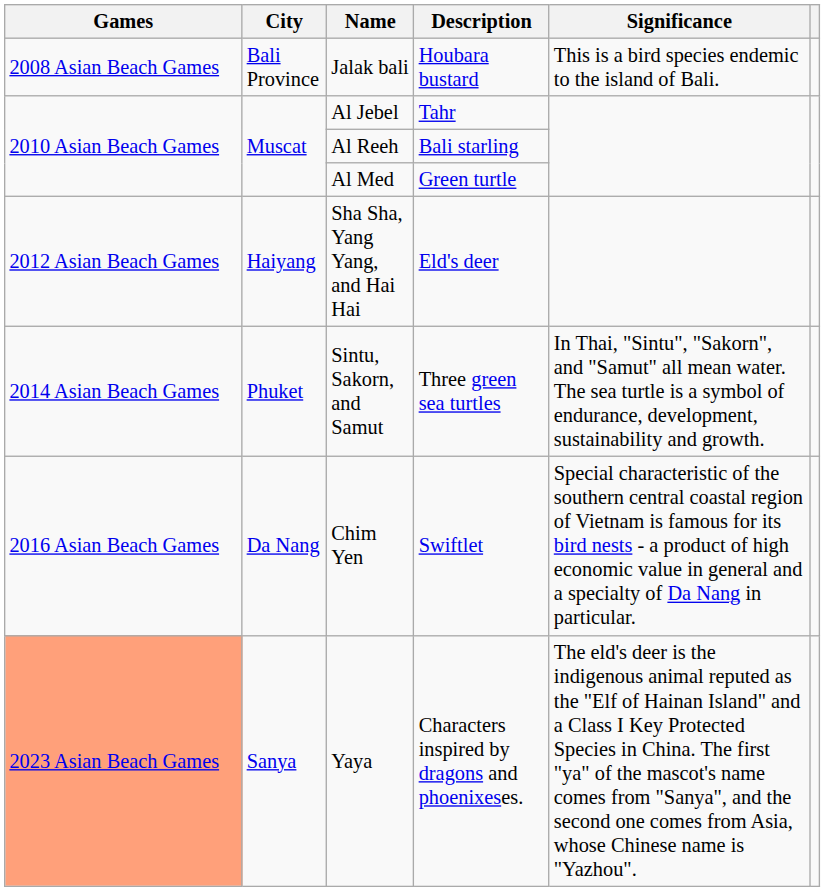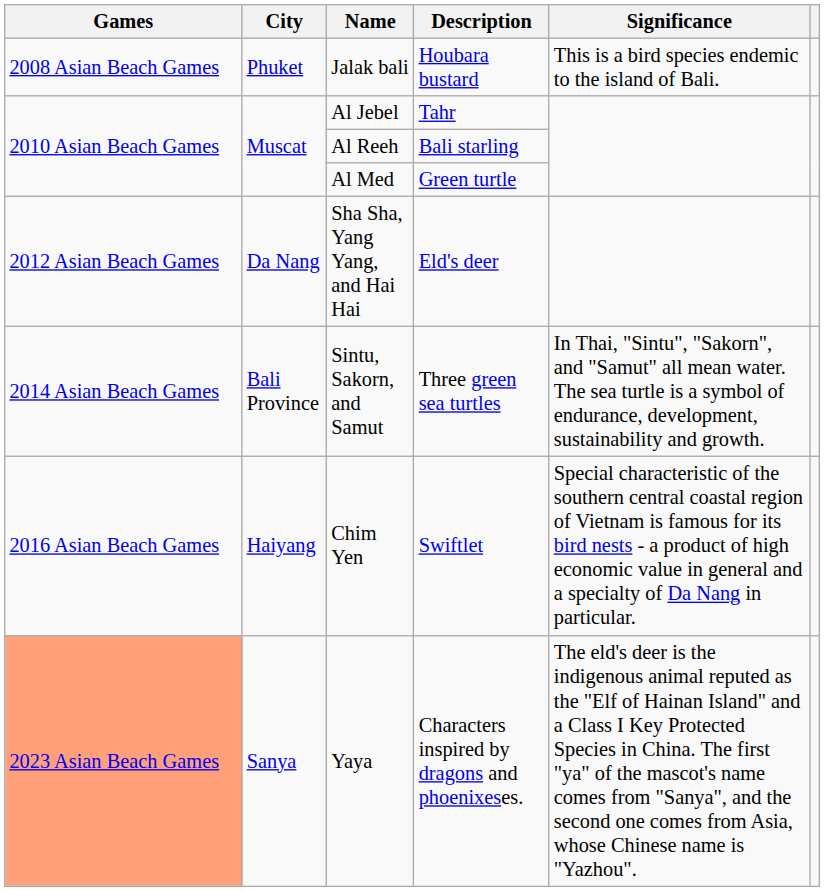(283, 67) Bali Province -> (275, 67) Phuket
(281, 261) Haiyang -> (283, 261) Da Nang
(275, 391) Phuket -> (283, 391) Bali Province
(283, 546) Da Nang -> (281, 546) Haiyang
